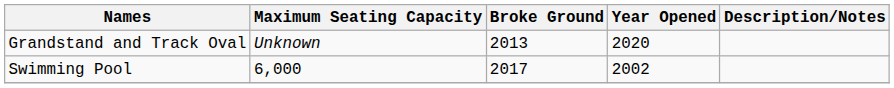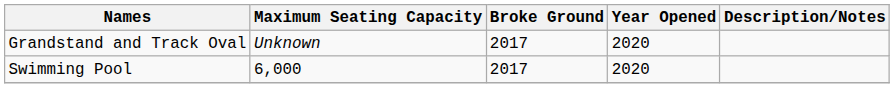(509, 43) 2013 -> (509, 43) 2017
(631, 69) 2002 -> (631, 69) 2020
